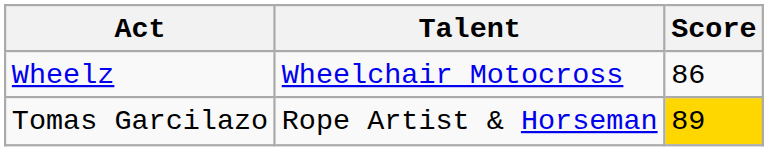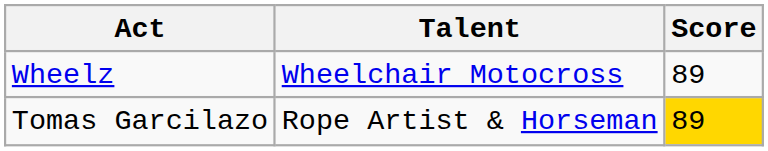(688, 75) 86 -> (688, 75) 89
